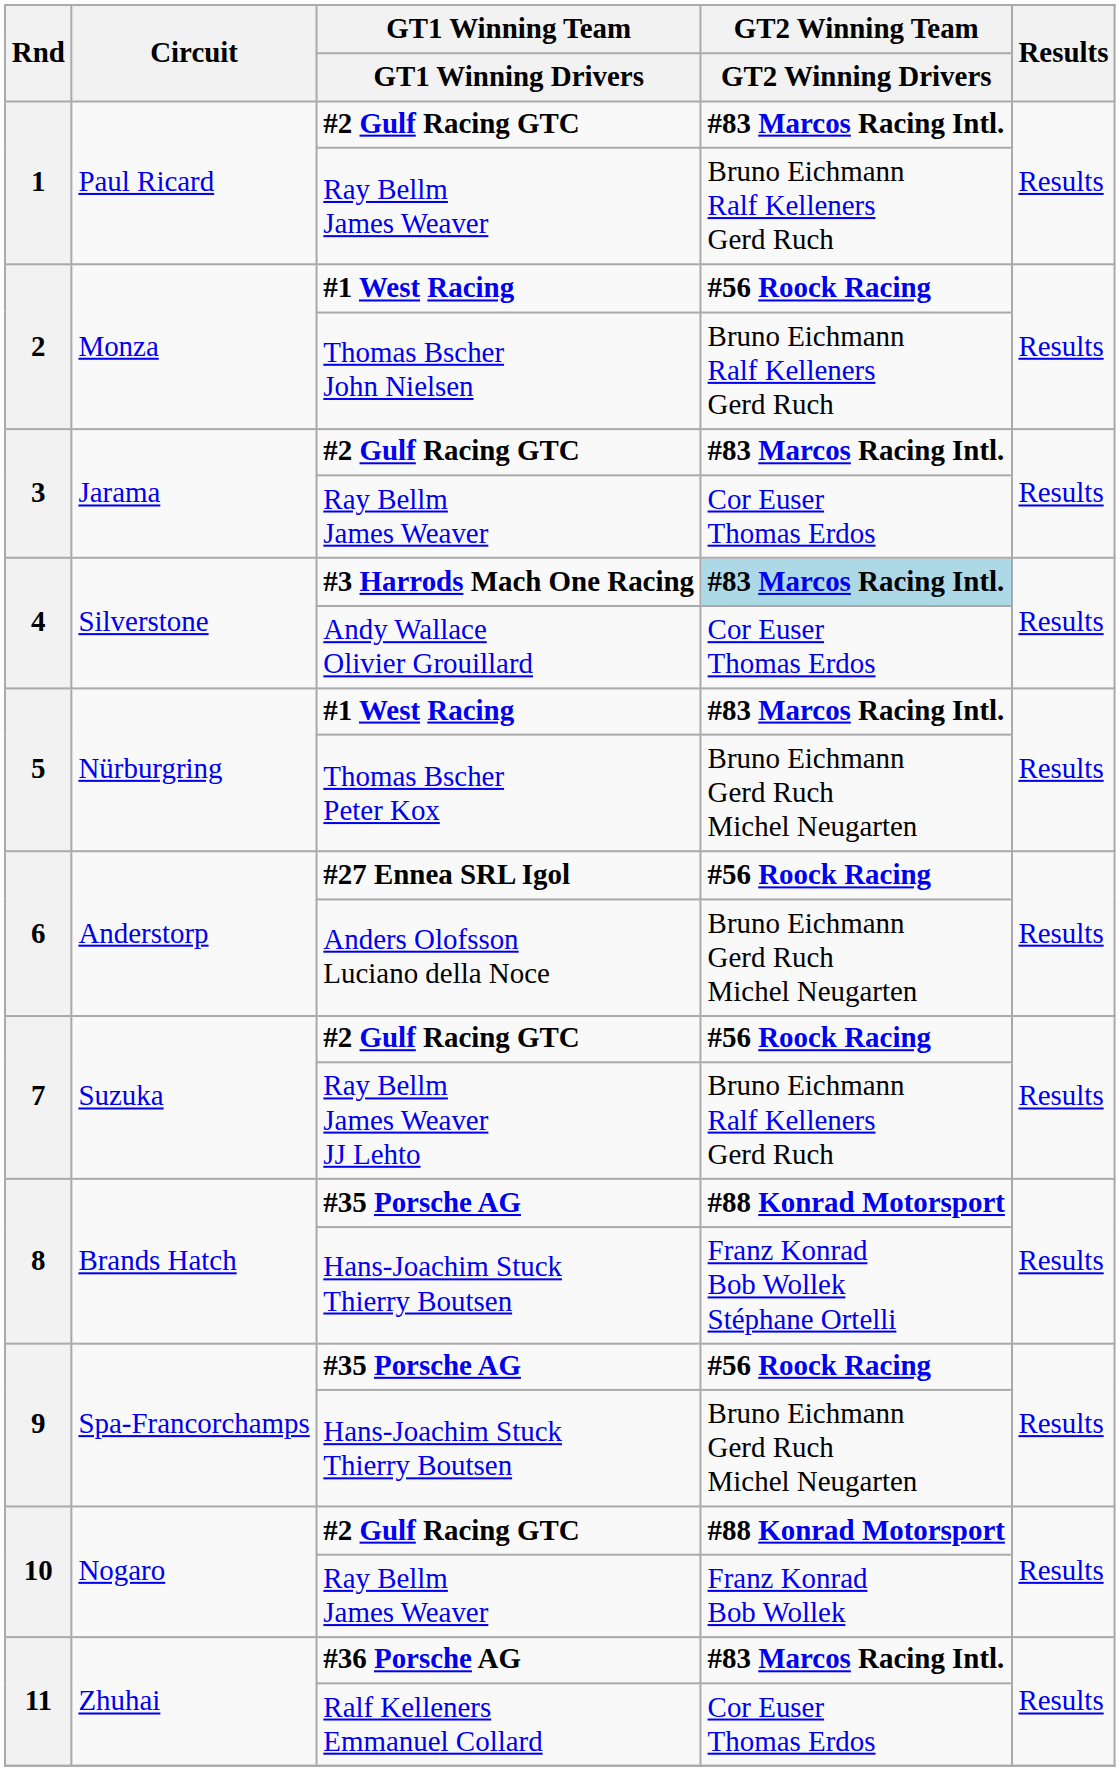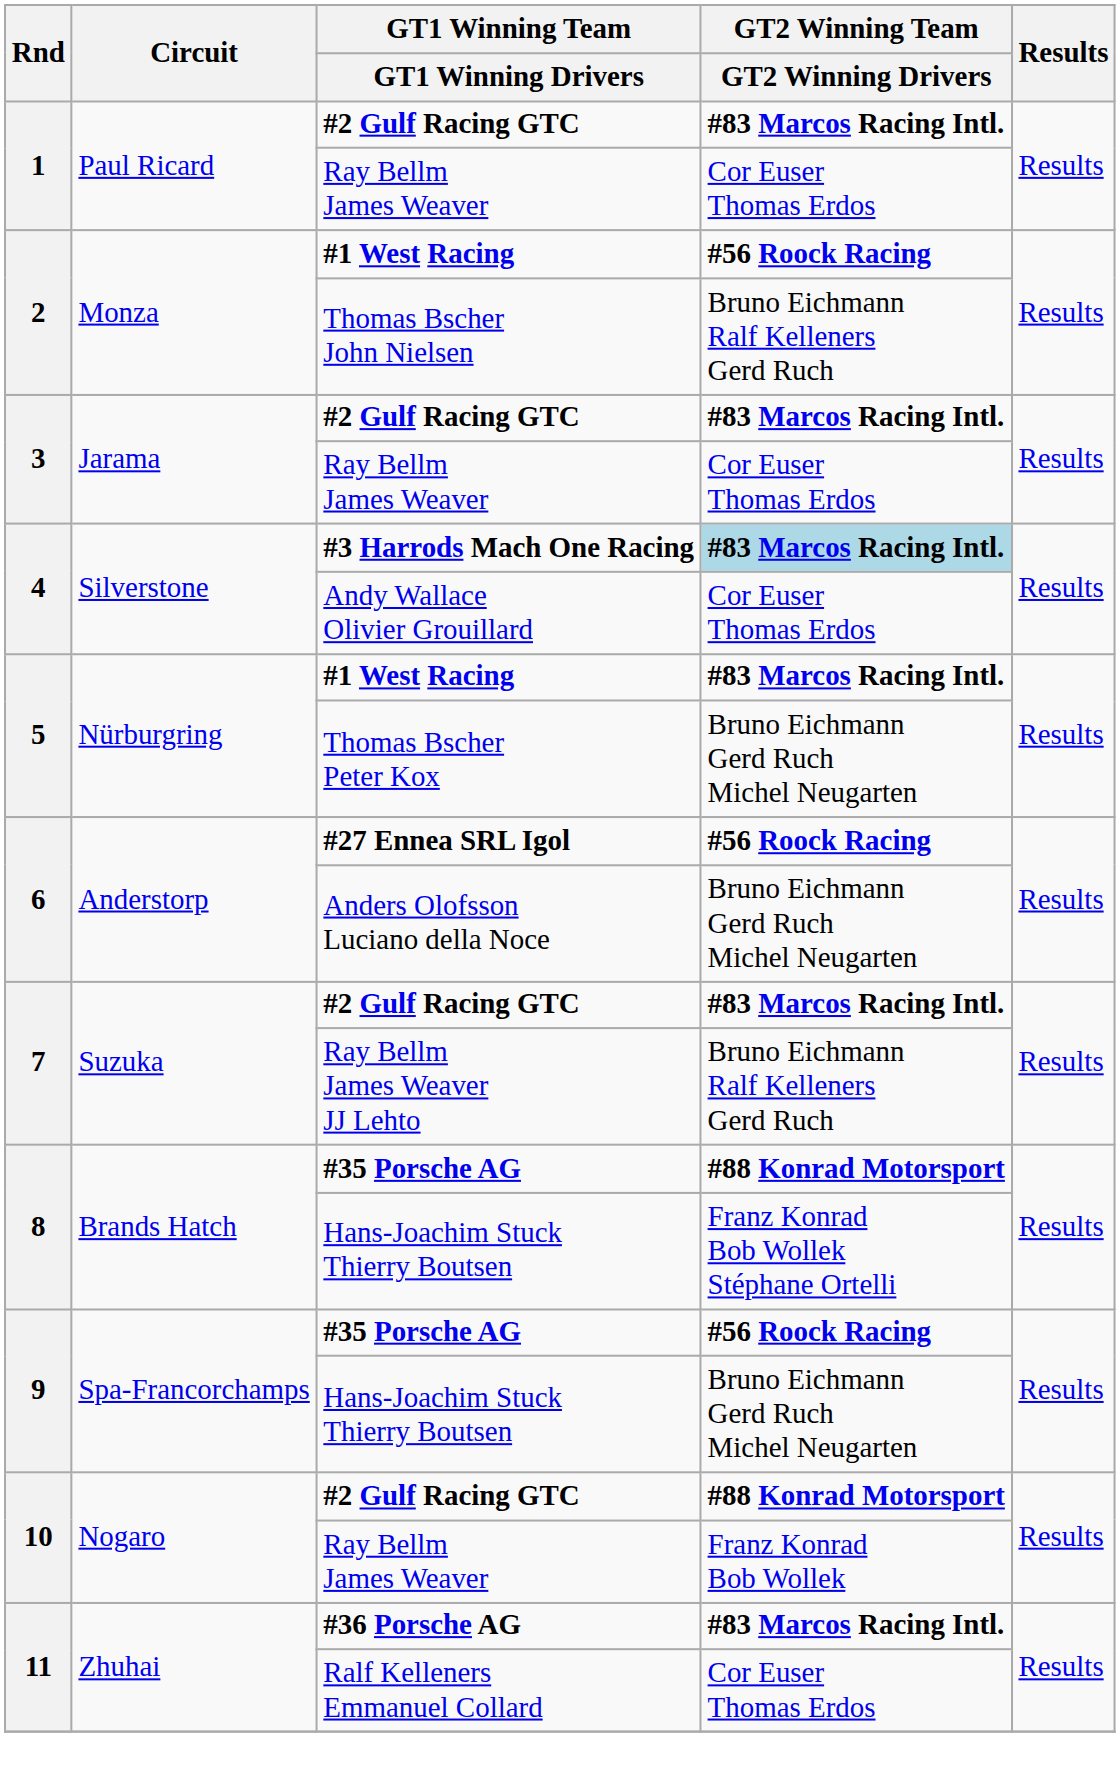(806, 206) Bruno Eichmann Ralf Kelleners Gerd Ruch -> (792, 189) Cor Euser Thomas Erdos
(819, 1038) #56 Roock Racing -> (856, 1004) #83 Marcos Racing Intl.
